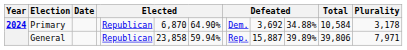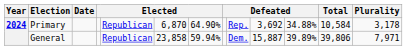(238, 25) Dem. -> (238, 25) Rep.
(238, 38) Rep. -> (238, 38) Dem.
